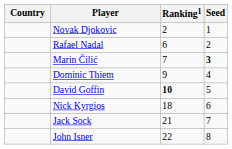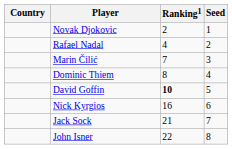(165, 45) 6 -> (165, 45) 4
(208, 60) bold -> (208, 60) normal
(165, 75) 9 -> (165, 75) 8
(167, 106) 18 -> (167, 106) 16
